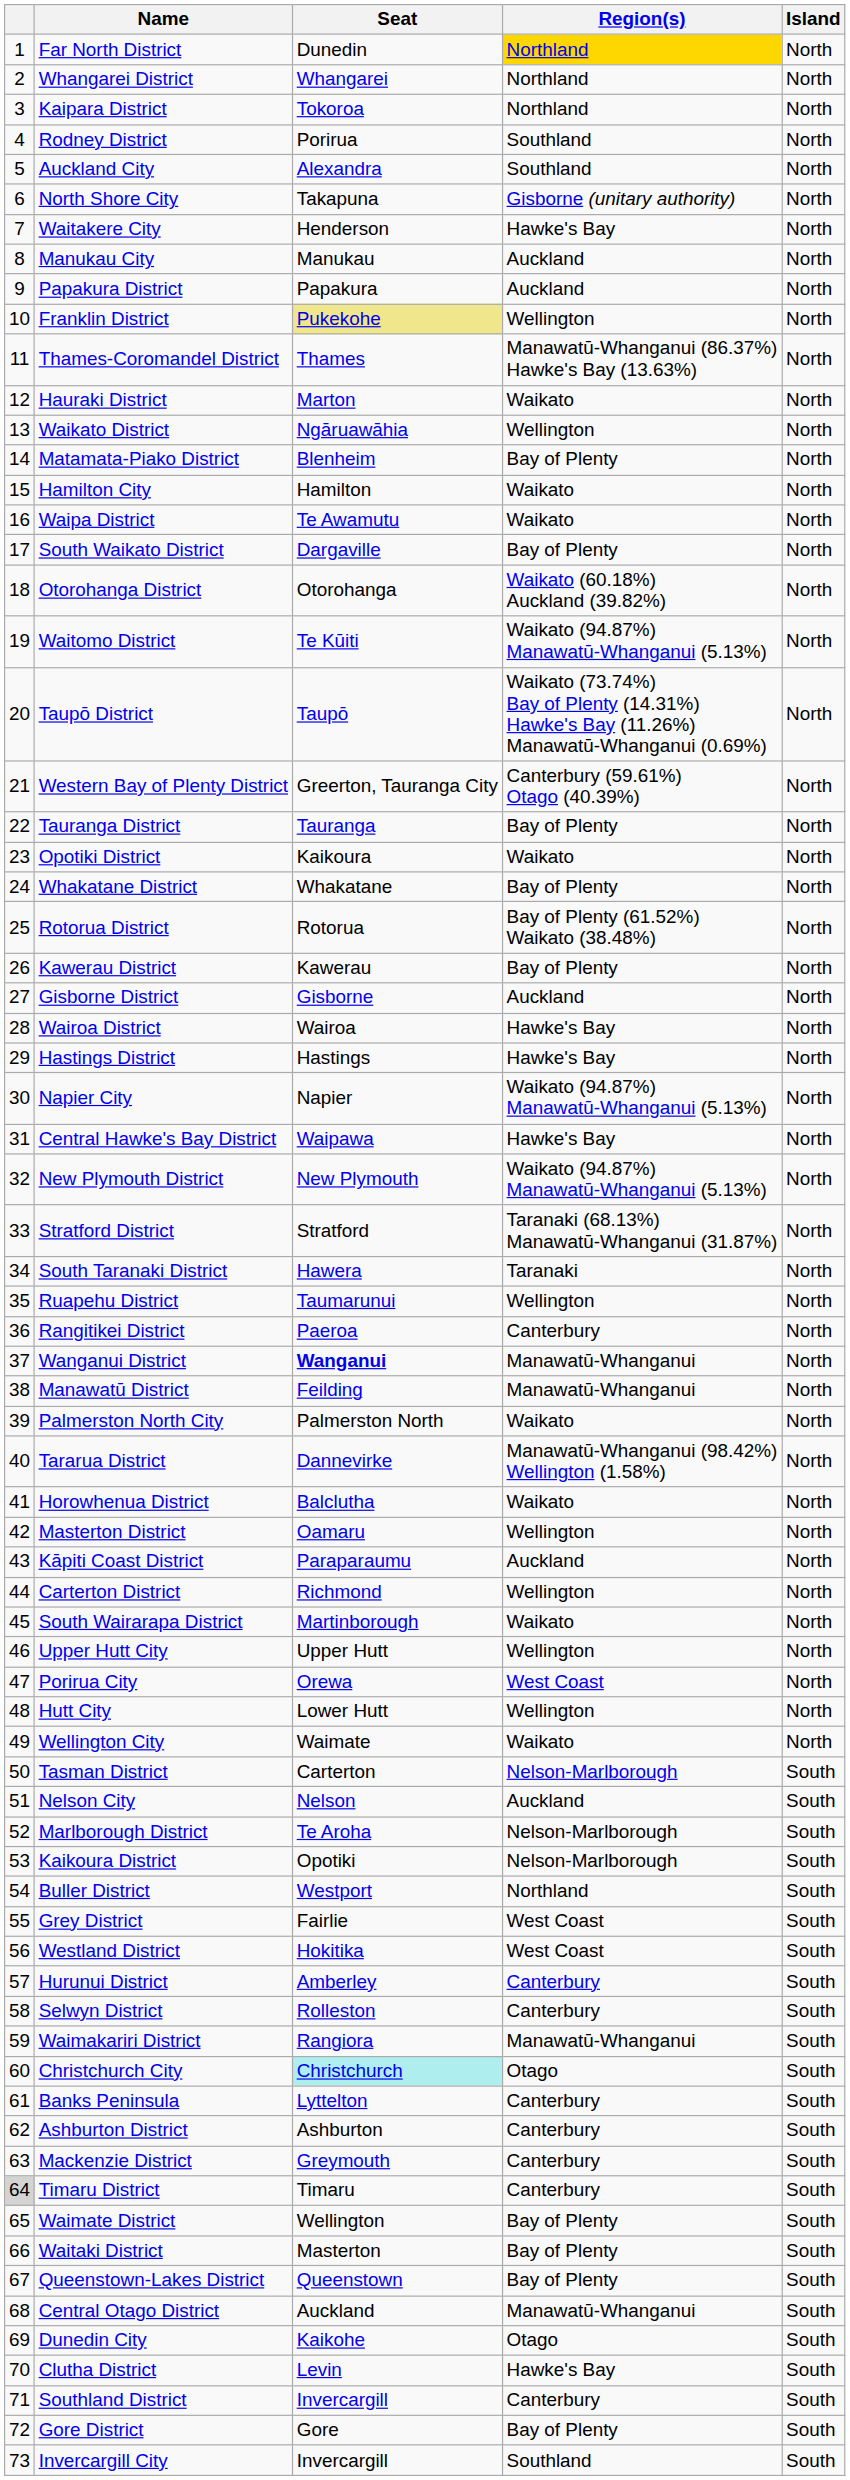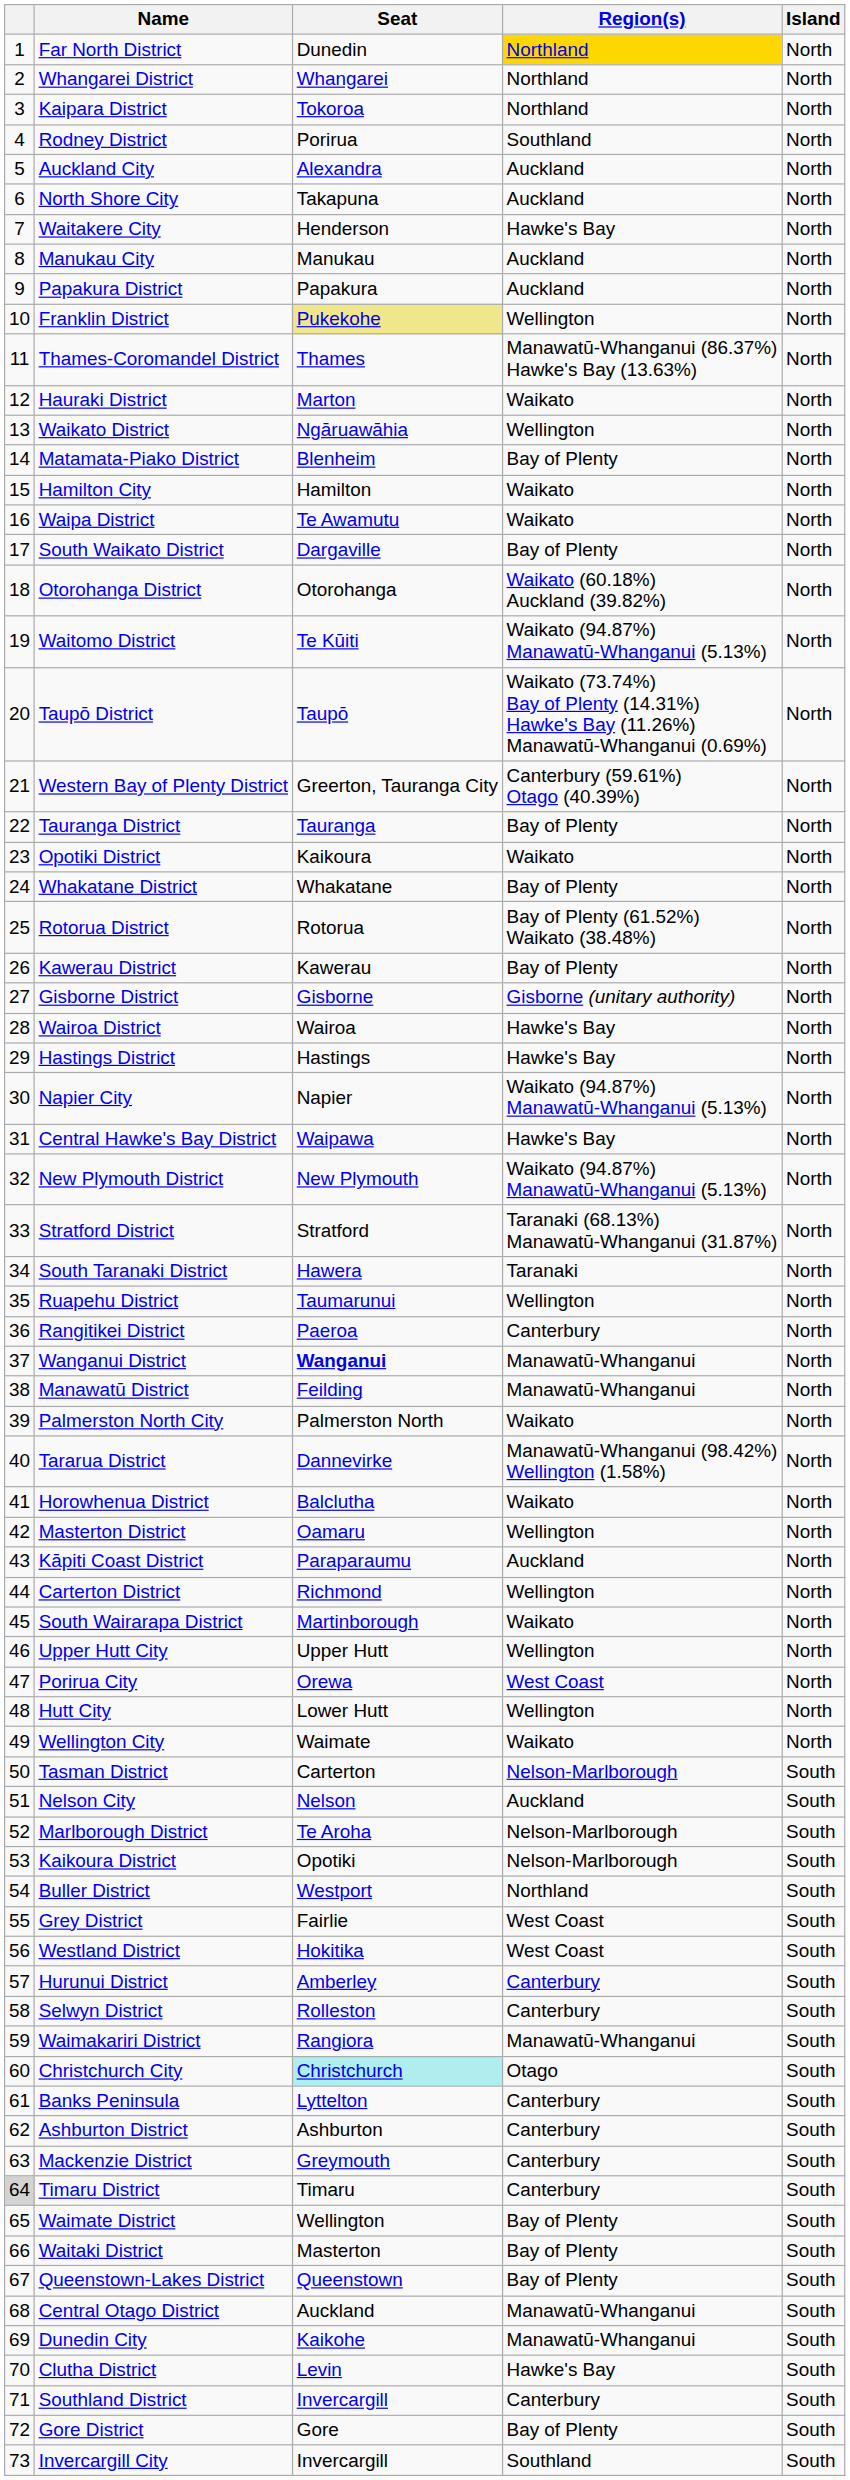(549, 169) Southland -> (545, 169) Auckland
(621, 199) Gisborne (unitary authority) -> (545, 199) Auckland
(545, 997) Auckland -> (621, 997) Gisborne (unitary authority)
(532, 2340) Otago -> (601, 2340) Manawatū-Whanganui
